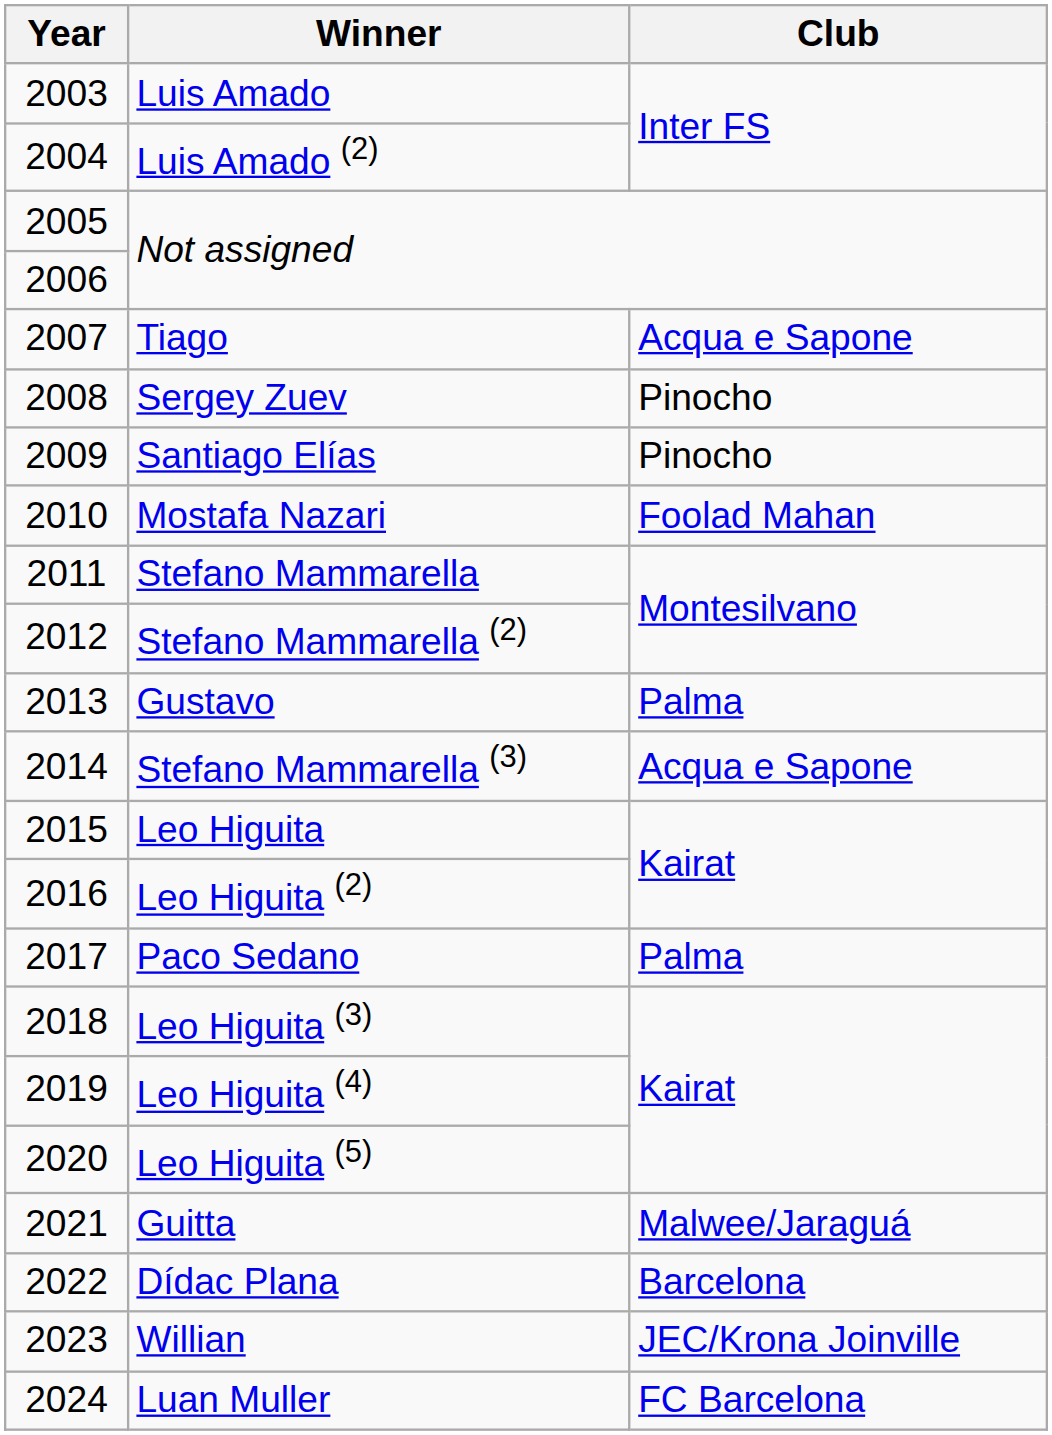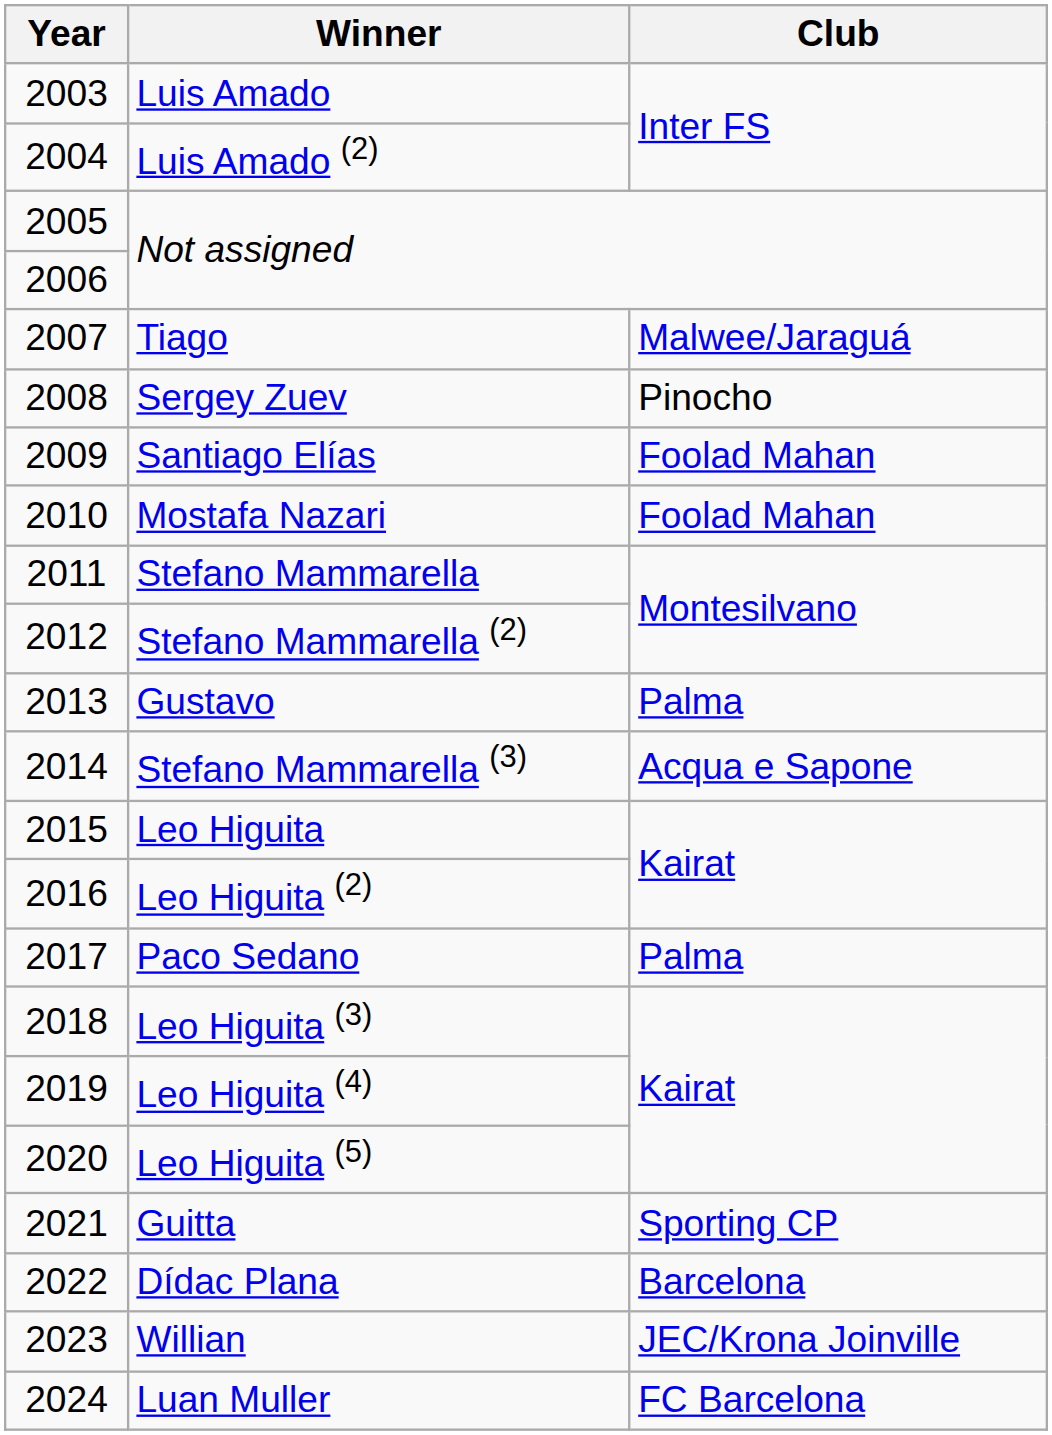(775, 338) Acqua e Sapone -> (774, 338) Malwee/Jaraguá
(705, 456) Pinocho -> (757, 456) Foolad Mahan
(774, 1222) Malwee/Jaraguá -> (738, 1222) Sporting CP
